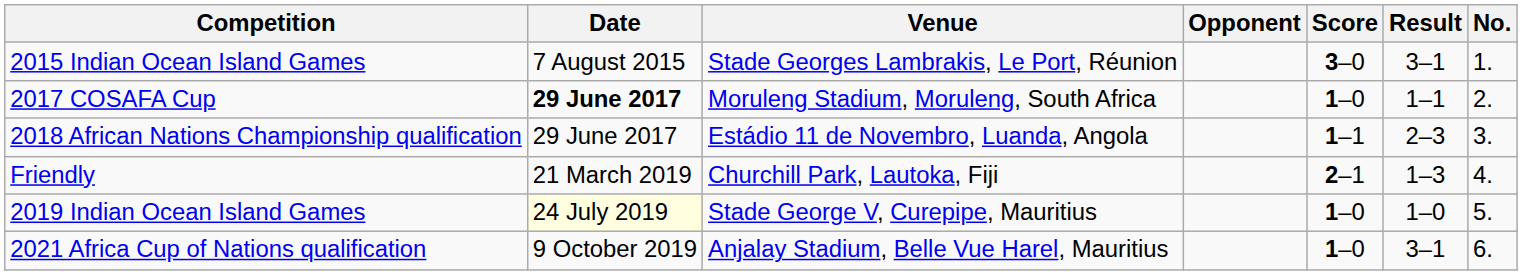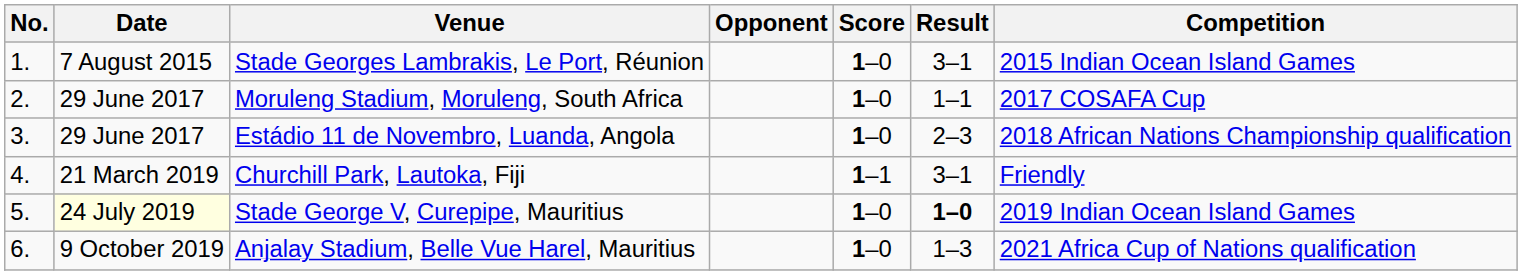columns swapped: (1492, 23) <-> (266, 23)
(1345, 61) 3–0 -> (872, 61) 1–0
(607, 99) bold -> (132, 99) normal
(1345, 136) 1–1 -> (872, 136) 1–0
(1345, 174) 2–1 -> (872, 174) 1–1
(1425, 174) 1–3 -> (952, 174) 3–1
(1425, 212) normal -> (952, 212) bold
(1425, 250) 3–1 -> (952, 250) 1–3
